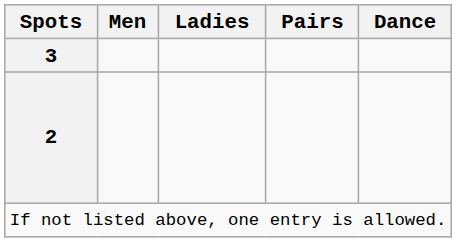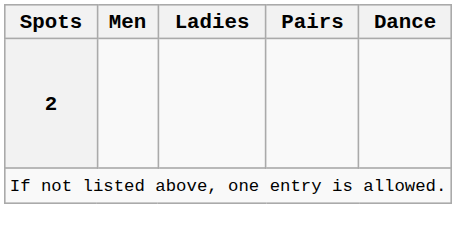- row: (51, 56)
